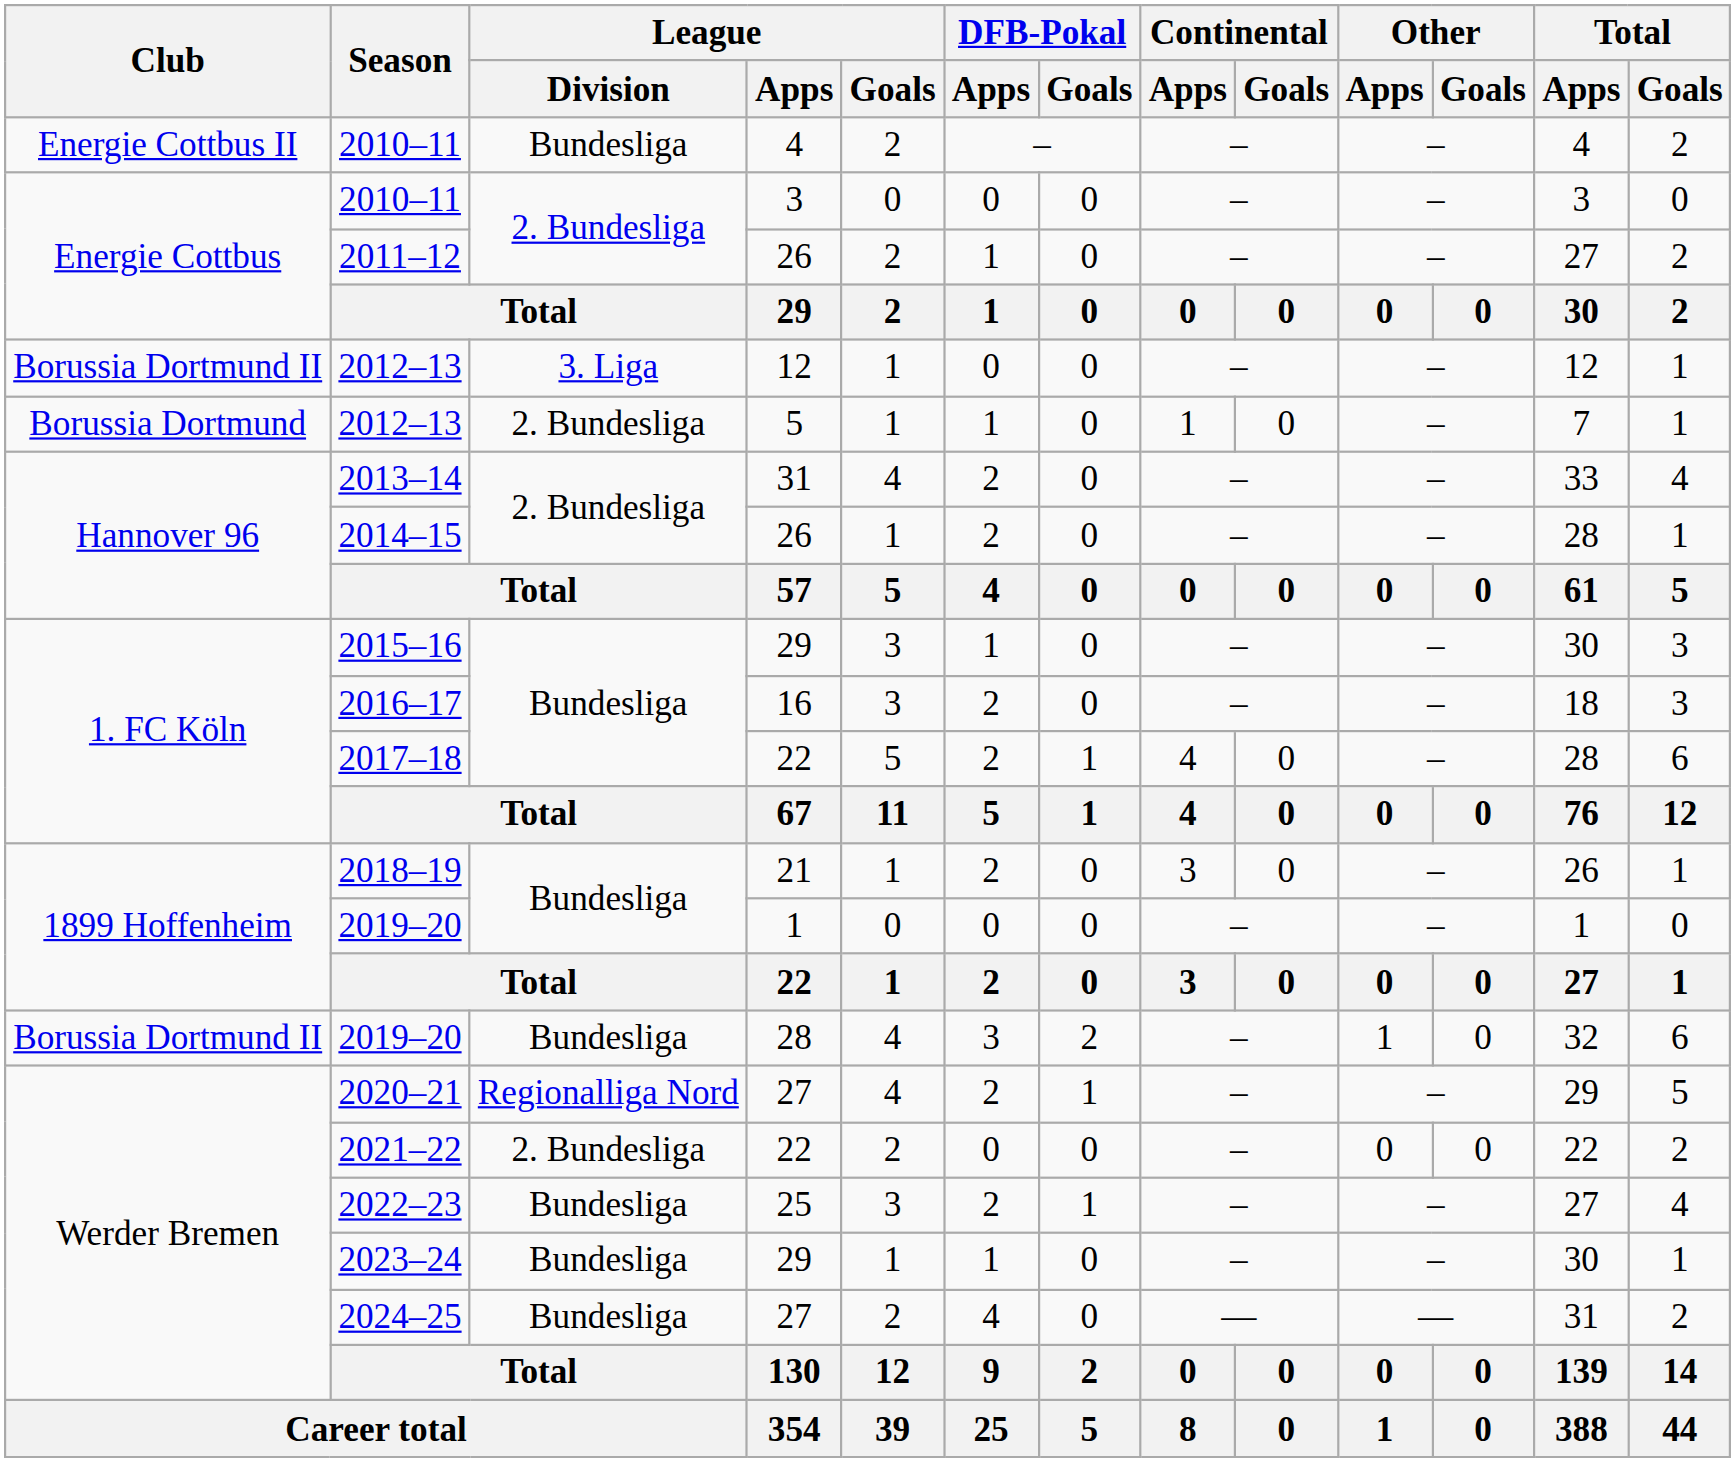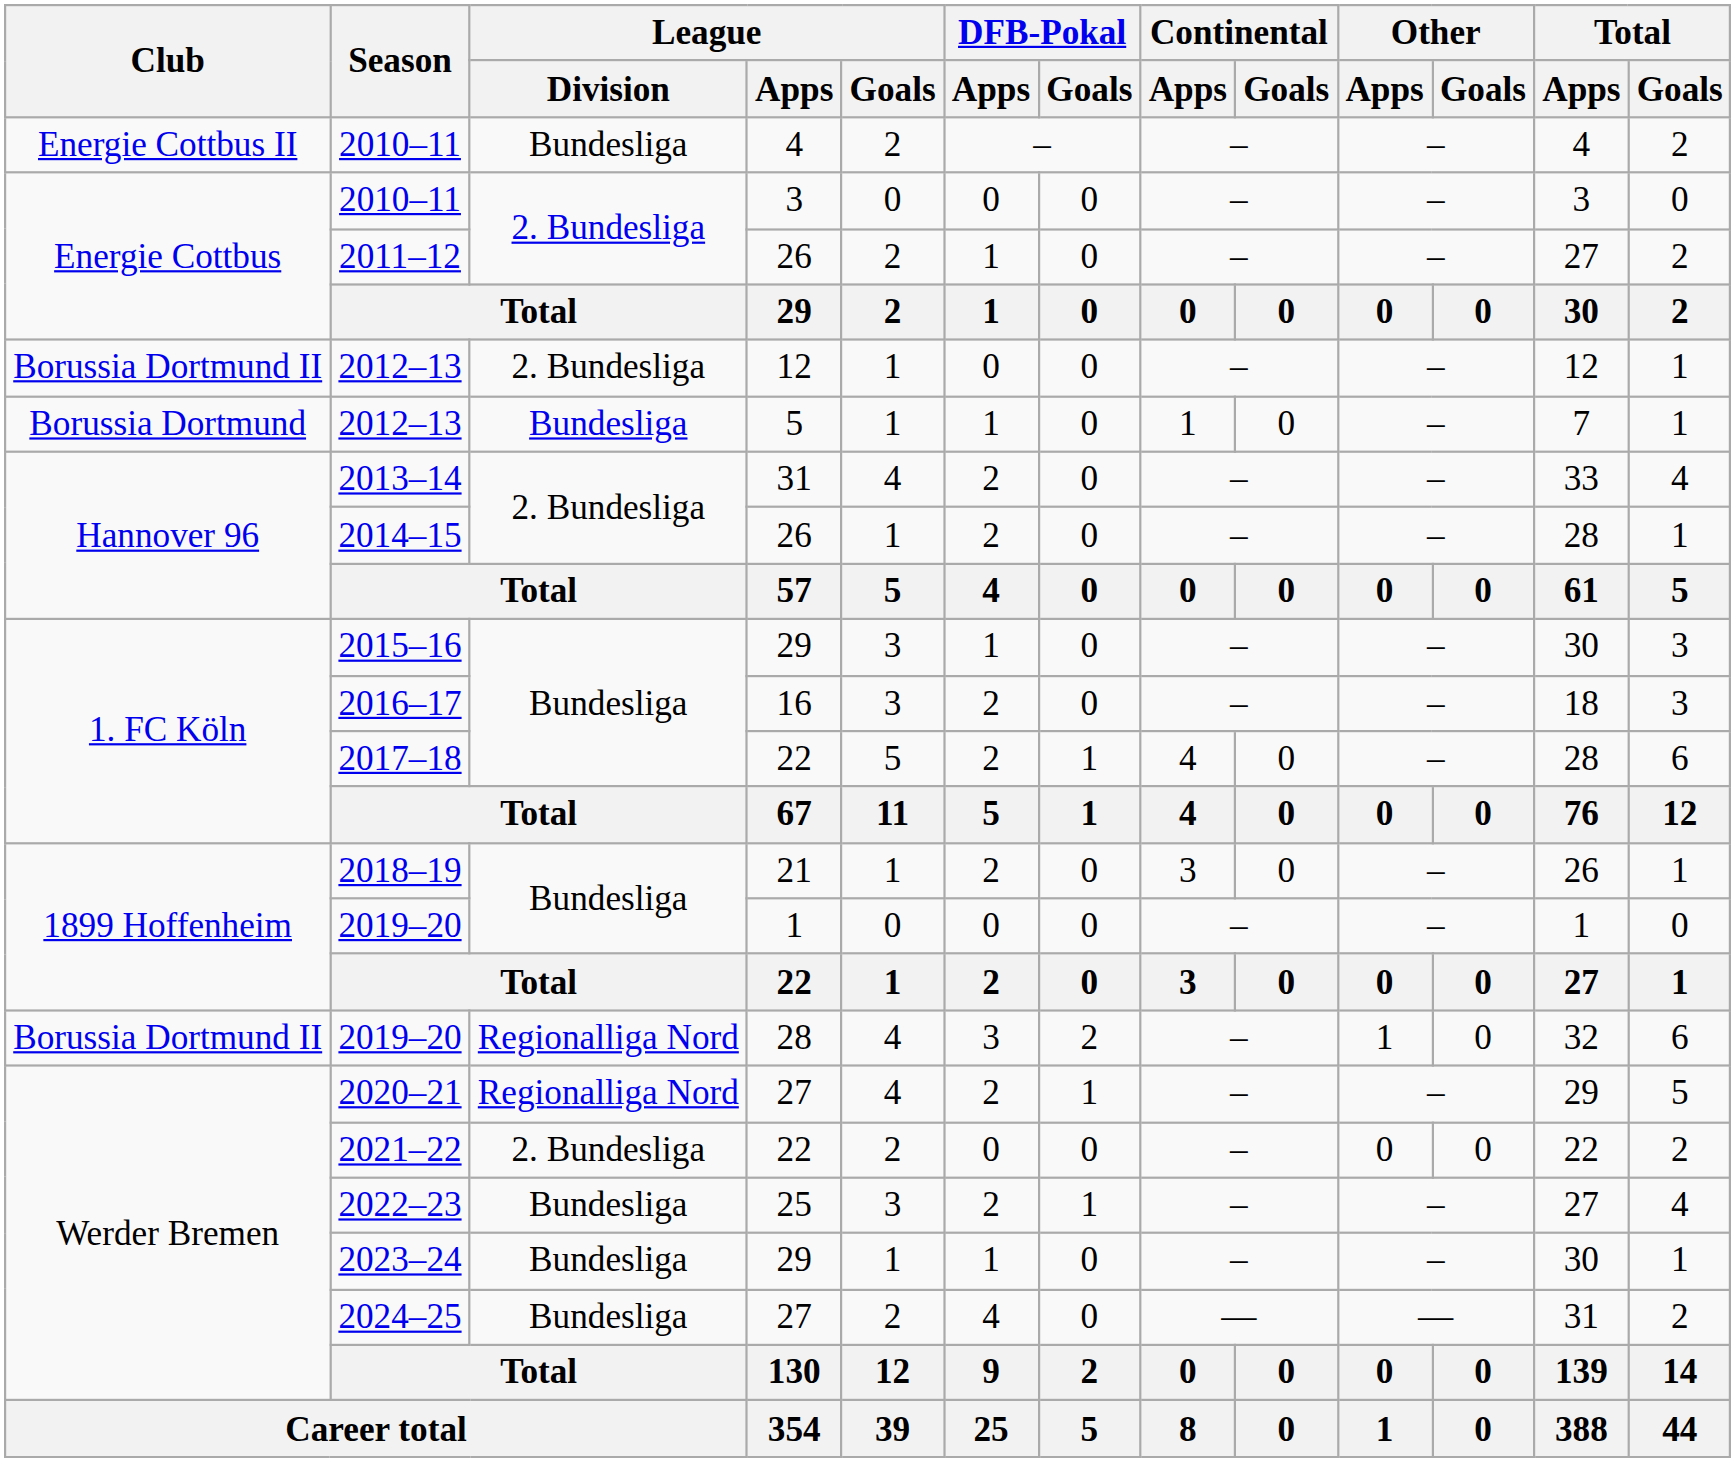(608, 367) 3. Liga -> (608, 367) 2. Bundesliga
(608, 423) 2. Bundesliga -> (608, 423) Bundesliga
(608, 1037) Bundesliga -> (608, 1037) Regionalliga Nord
